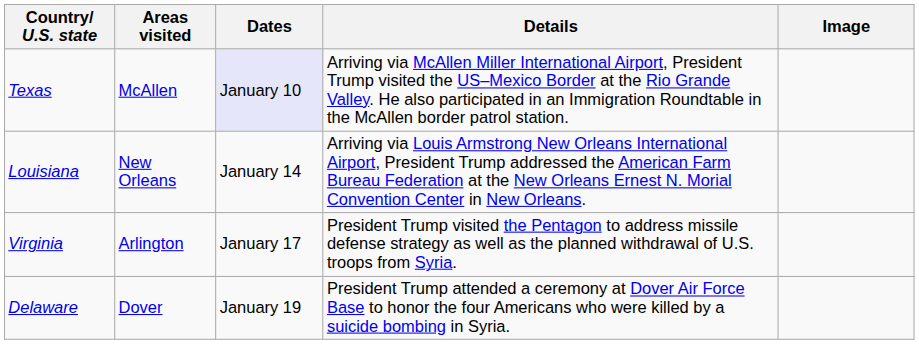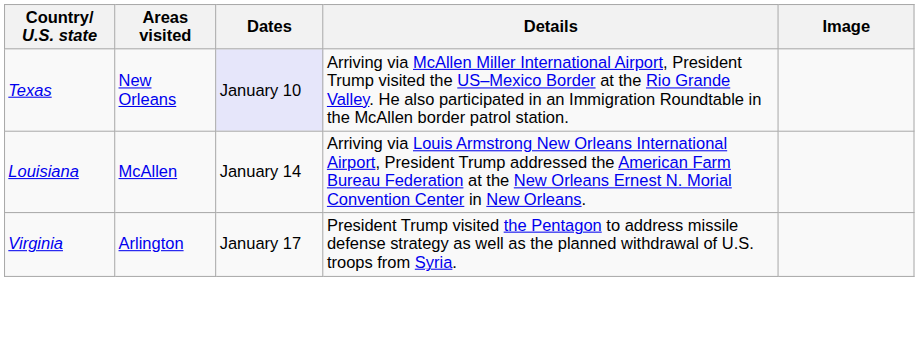(148, 90) McAllen -> (147, 90) New Orleans
(147, 171) New Orleans -> (148, 171) McAllen
- row: (43, 307)
